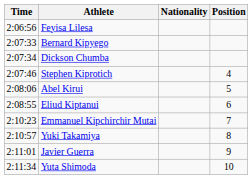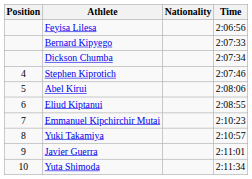columns swapped: (229, 12) <-> (21, 12)
